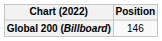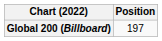(135, 28) 146 -> (135, 28) 197
